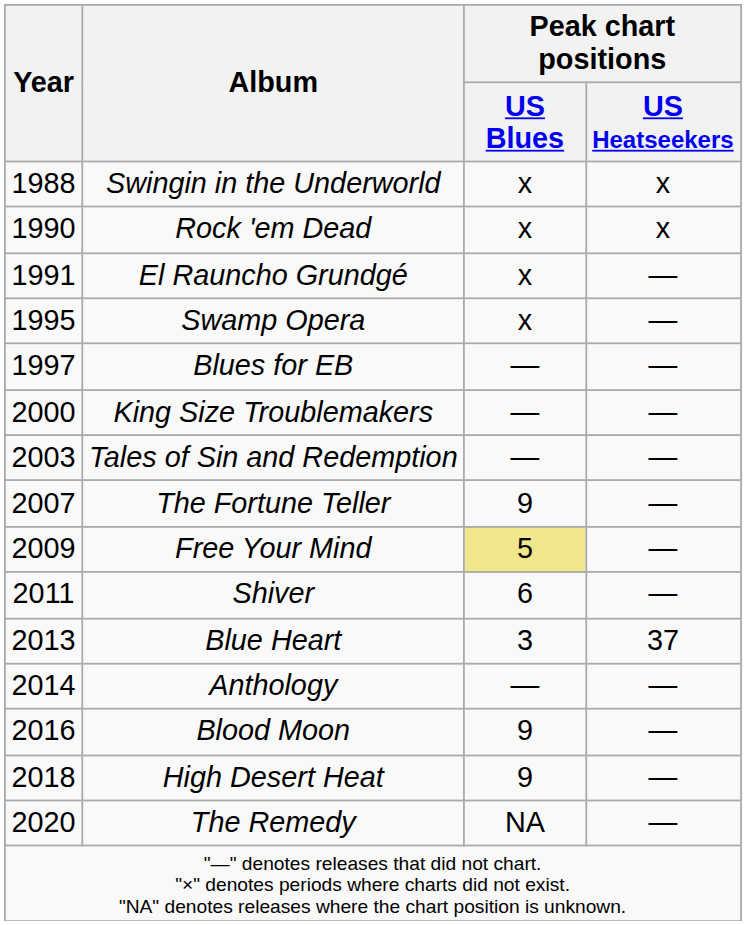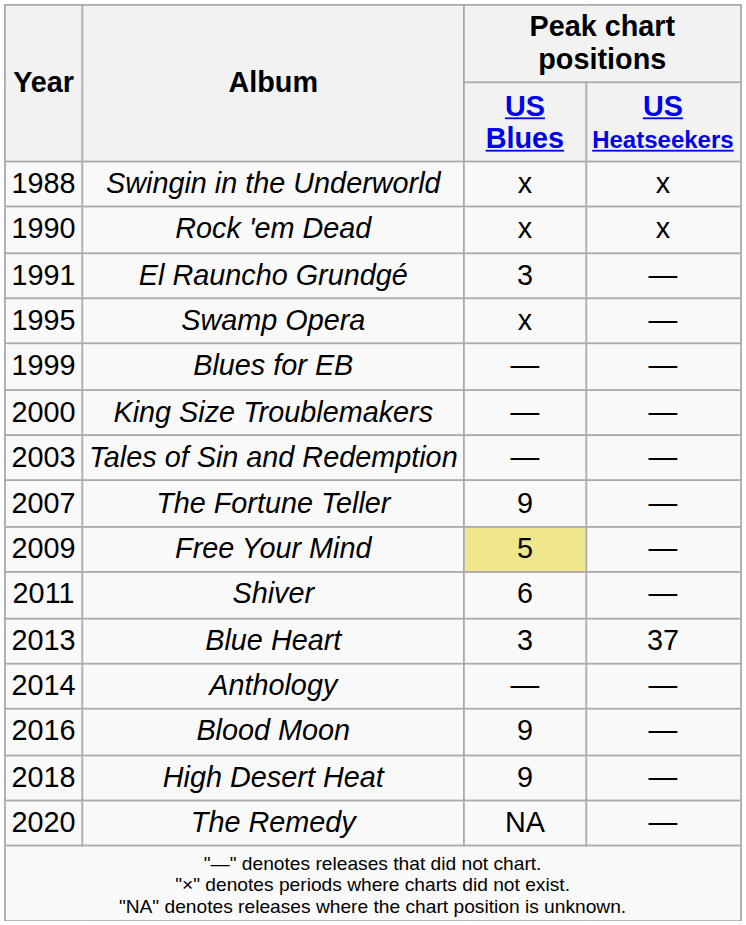(525, 274) x -> (525, 274) 3
(44, 366) 1997 -> (44, 366) 1999
